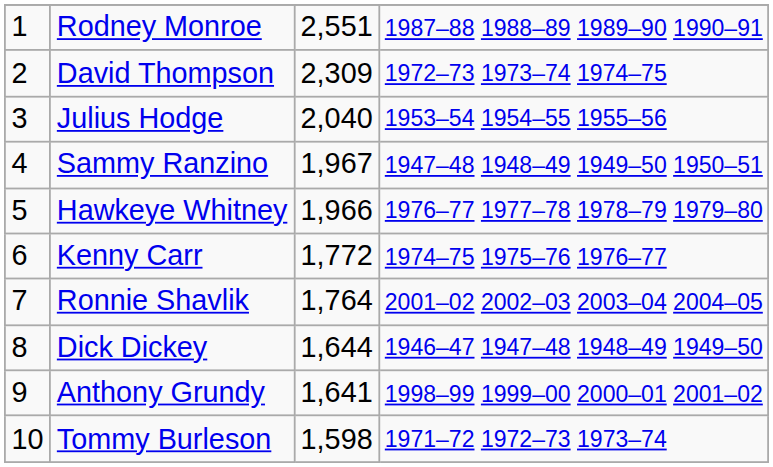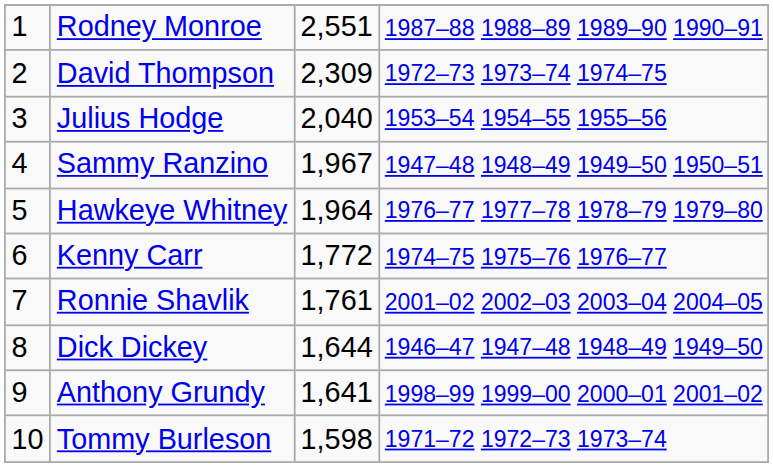(337, 210) 1,966 -> (337, 210) 1,964
(337, 301) 1,764 -> (337, 301) 1,761
